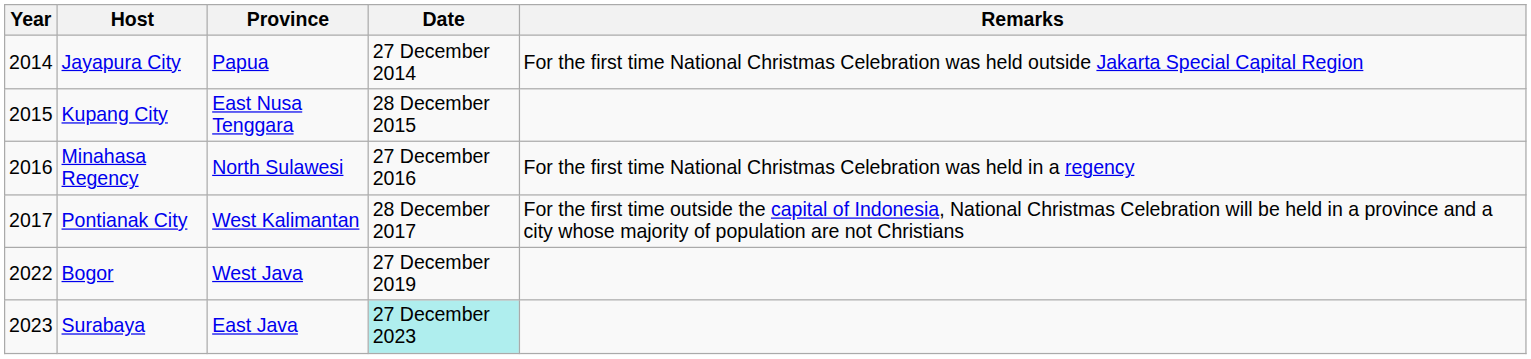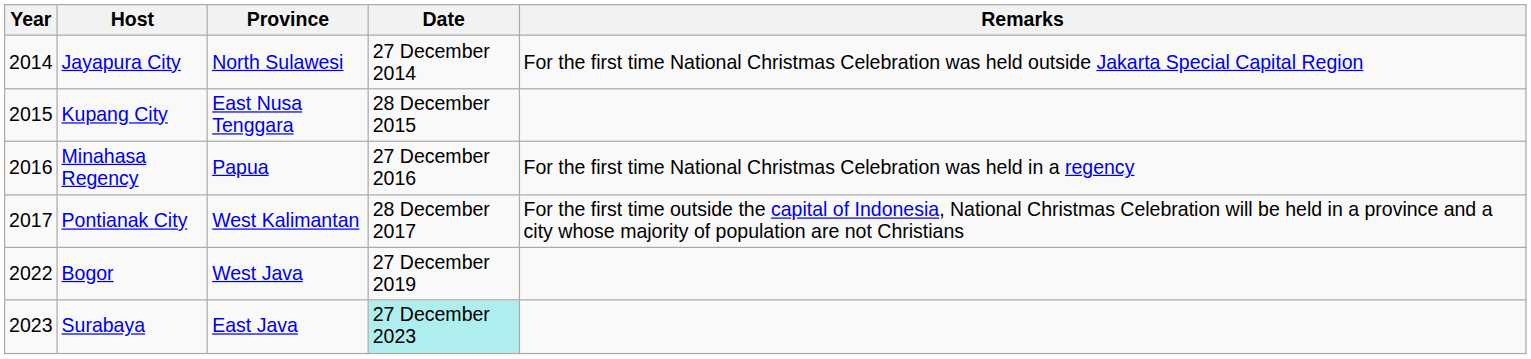(240, 61) Papua -> (278, 61) North Sulawesi
(278, 167) North Sulawesi -> (240, 167) Papua
